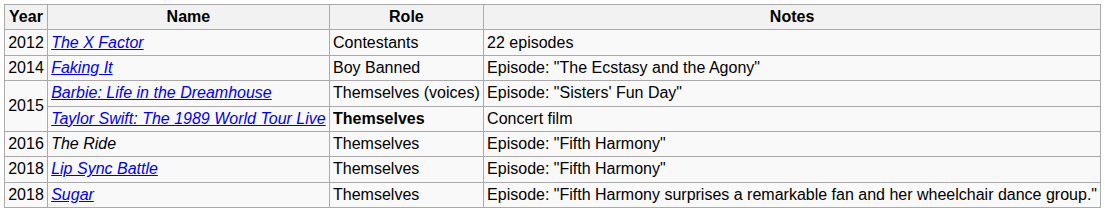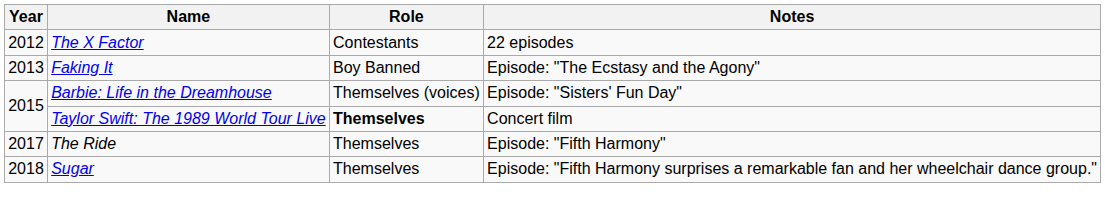(26, 67) 2014 -> (26, 67) 2013
(26, 144) 2016 -> (26, 144) 2017
- row: (105, 169)
